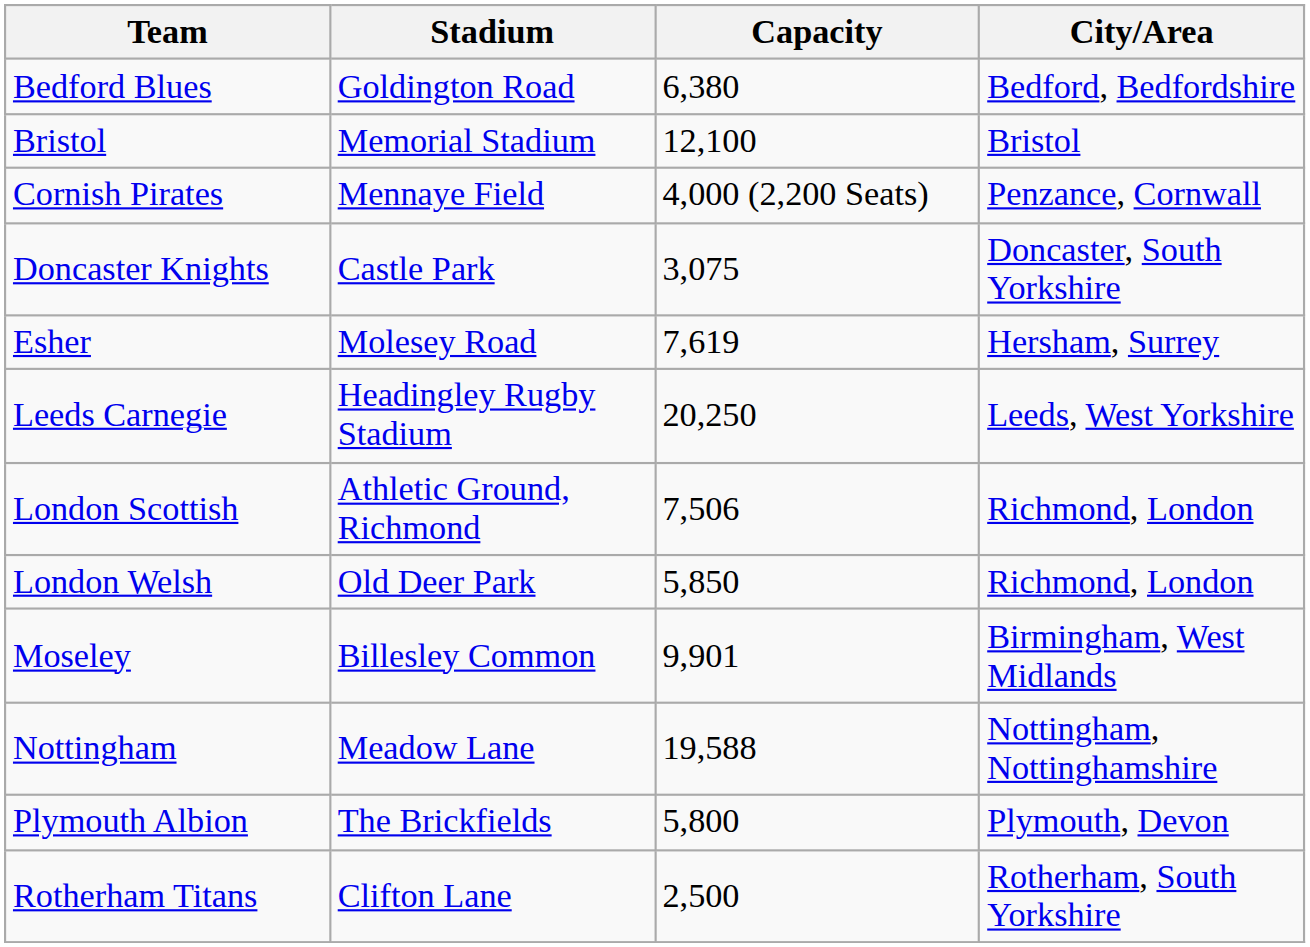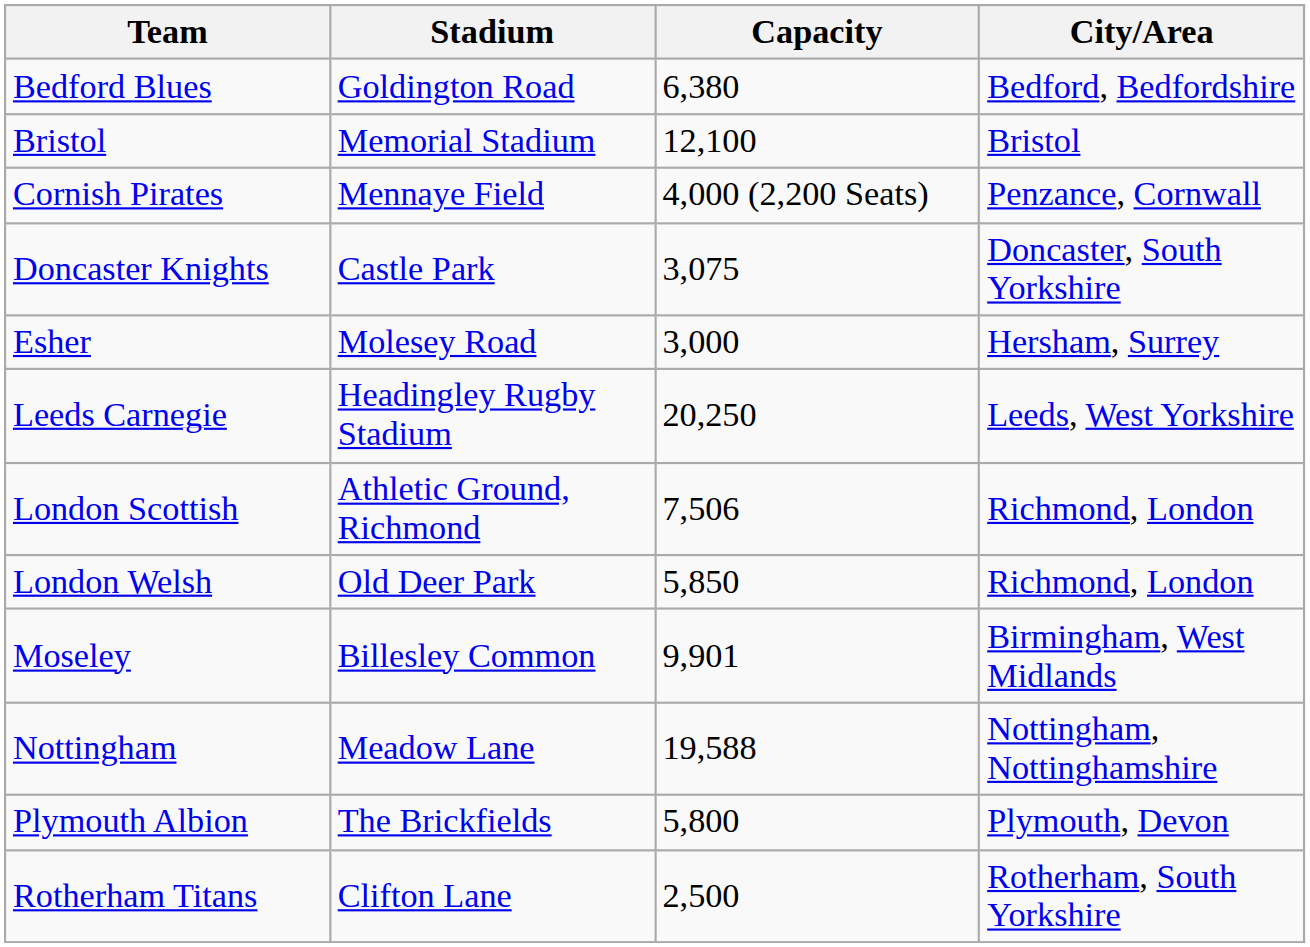(701, 341) 7,619 -> (701, 341) 3,000
